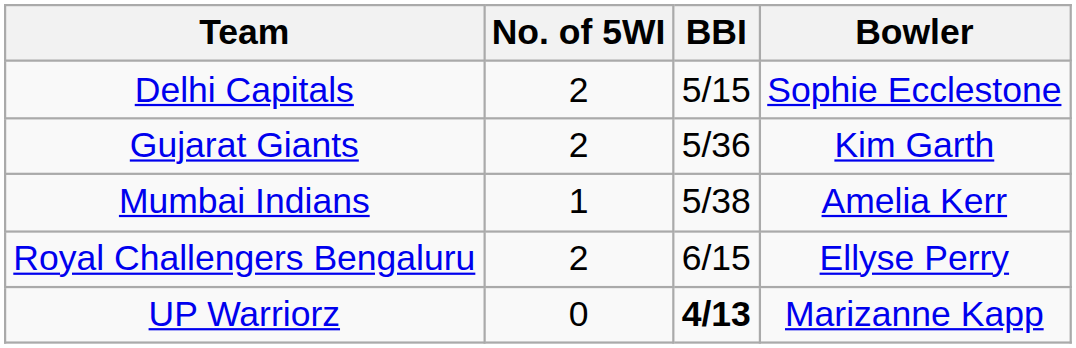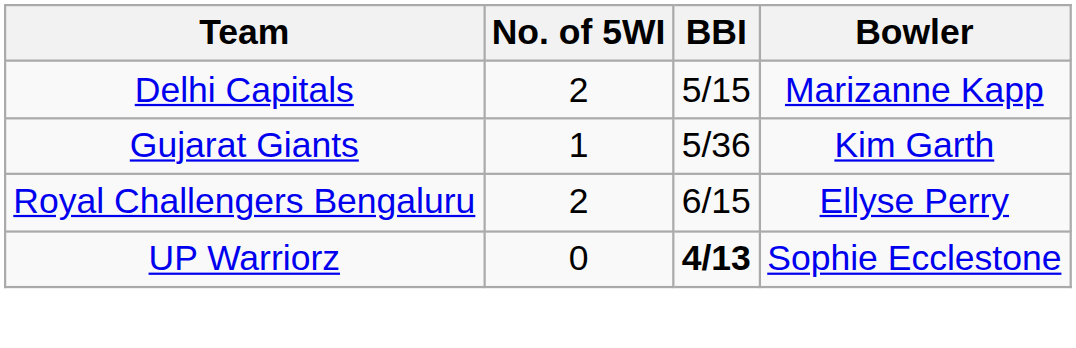(914, 88) Sophie Ecclestone -> (914, 88) Marizanne Kapp
(579, 145) 2 -> (579, 145) 1
- row: (244, 201)
(914, 314) Marizanne Kapp -> (914, 257) Sophie Ecclestone
